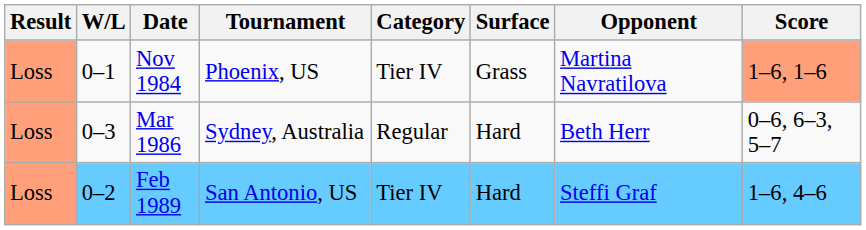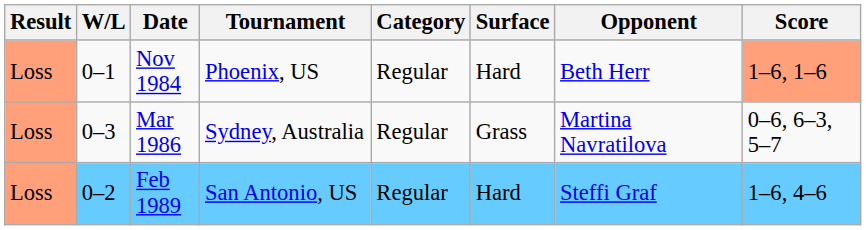(409, 70) Tier IV -> (412, 70) Regular
(501, 70) Grass -> (498, 70) Hard
(613, 70) Martina Navratilova -> (605, 70) Beth Herr
(498, 132) Hard -> (501, 132) Grass
(605, 132) Beth Herr -> (613, 132) Martina Navratilova
(409, 193) Tier IV -> (412, 193) Regular
